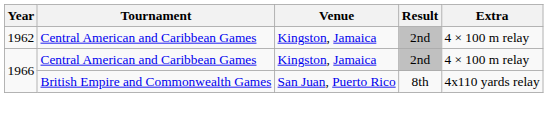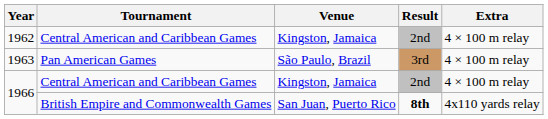+ row: (21, 59)
(420, 81) normal -> (420, 103) bold
